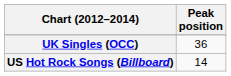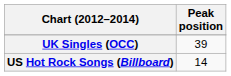(201, 44) 36 -> (201, 44) 39
